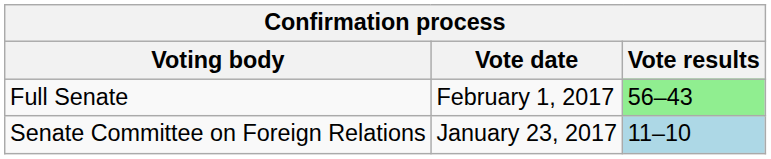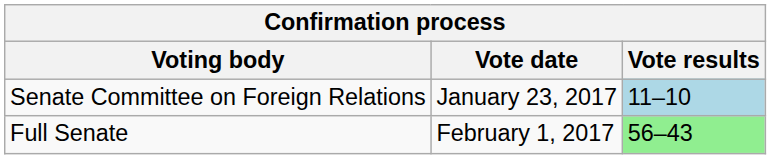rows swapped: (218, 134) <-> (69, 97)
